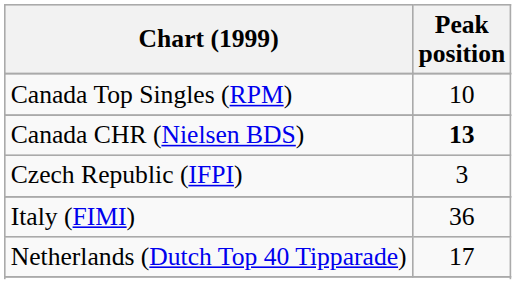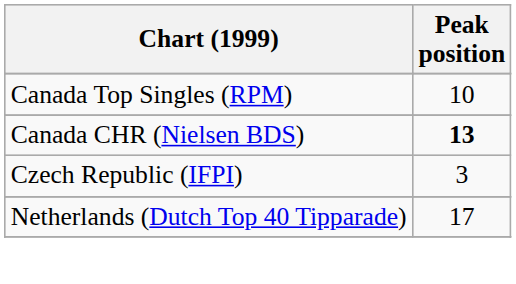- row: (73, 216)
